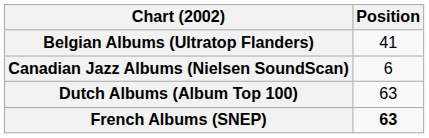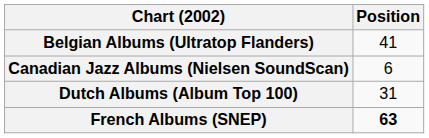(388, 94) 63 -> (388, 94) 31
